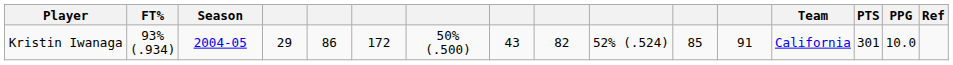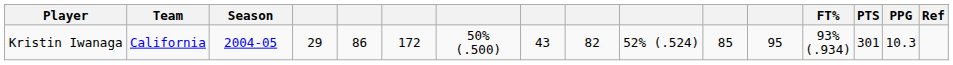columns swapped: (813, 15) <-> (153, 15)
(745, 43) 91 -> (775, 43) 95
(901, 43) 10.0 -> (901, 43) 10.3
